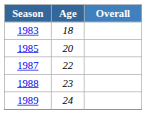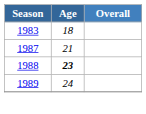- row: (28, 48)
(68, 66) 22 -> (68, 48) 21
(68, 83) normal -> (68, 66) bold
